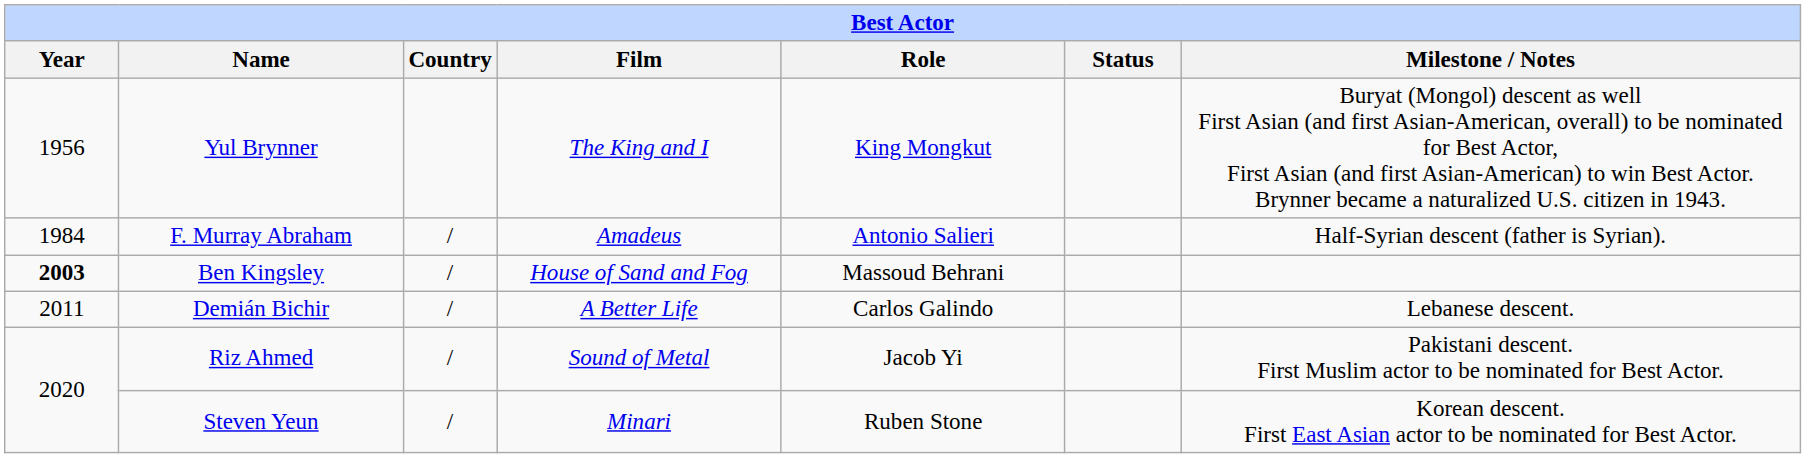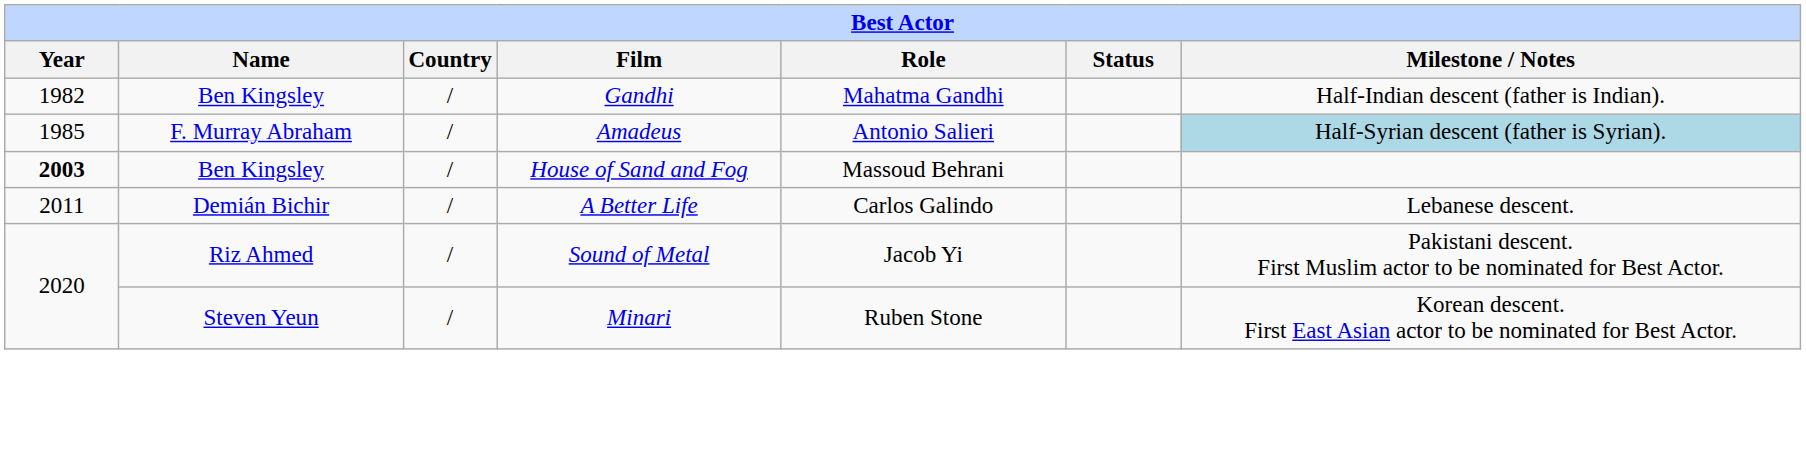- row: (639, 147)
+ row: (639, 95)
(62, 236) 1984 -> (62, 132) 1985
(1490, 236) no background -> (1491, 132) lightblue background
